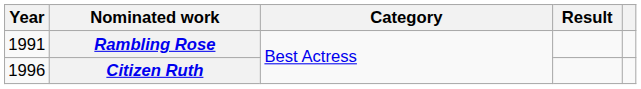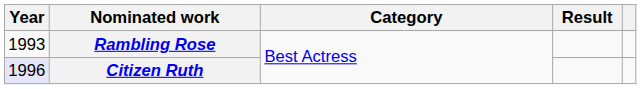(27, 44) 1991 -> (27, 44) 1993
(27, 70) no background -> (27, 70) lavender background
